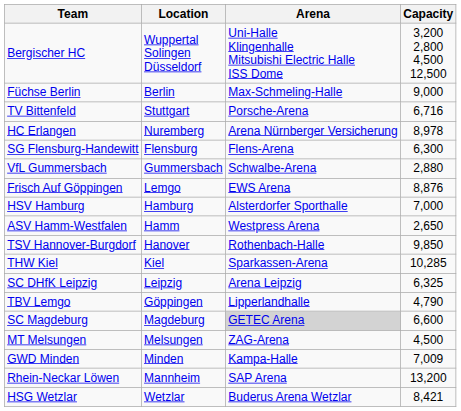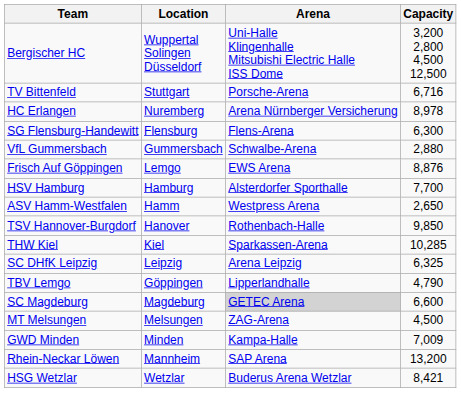- row: (44, 92)
(428, 206) 7,000 -> (428, 187) 7,700
